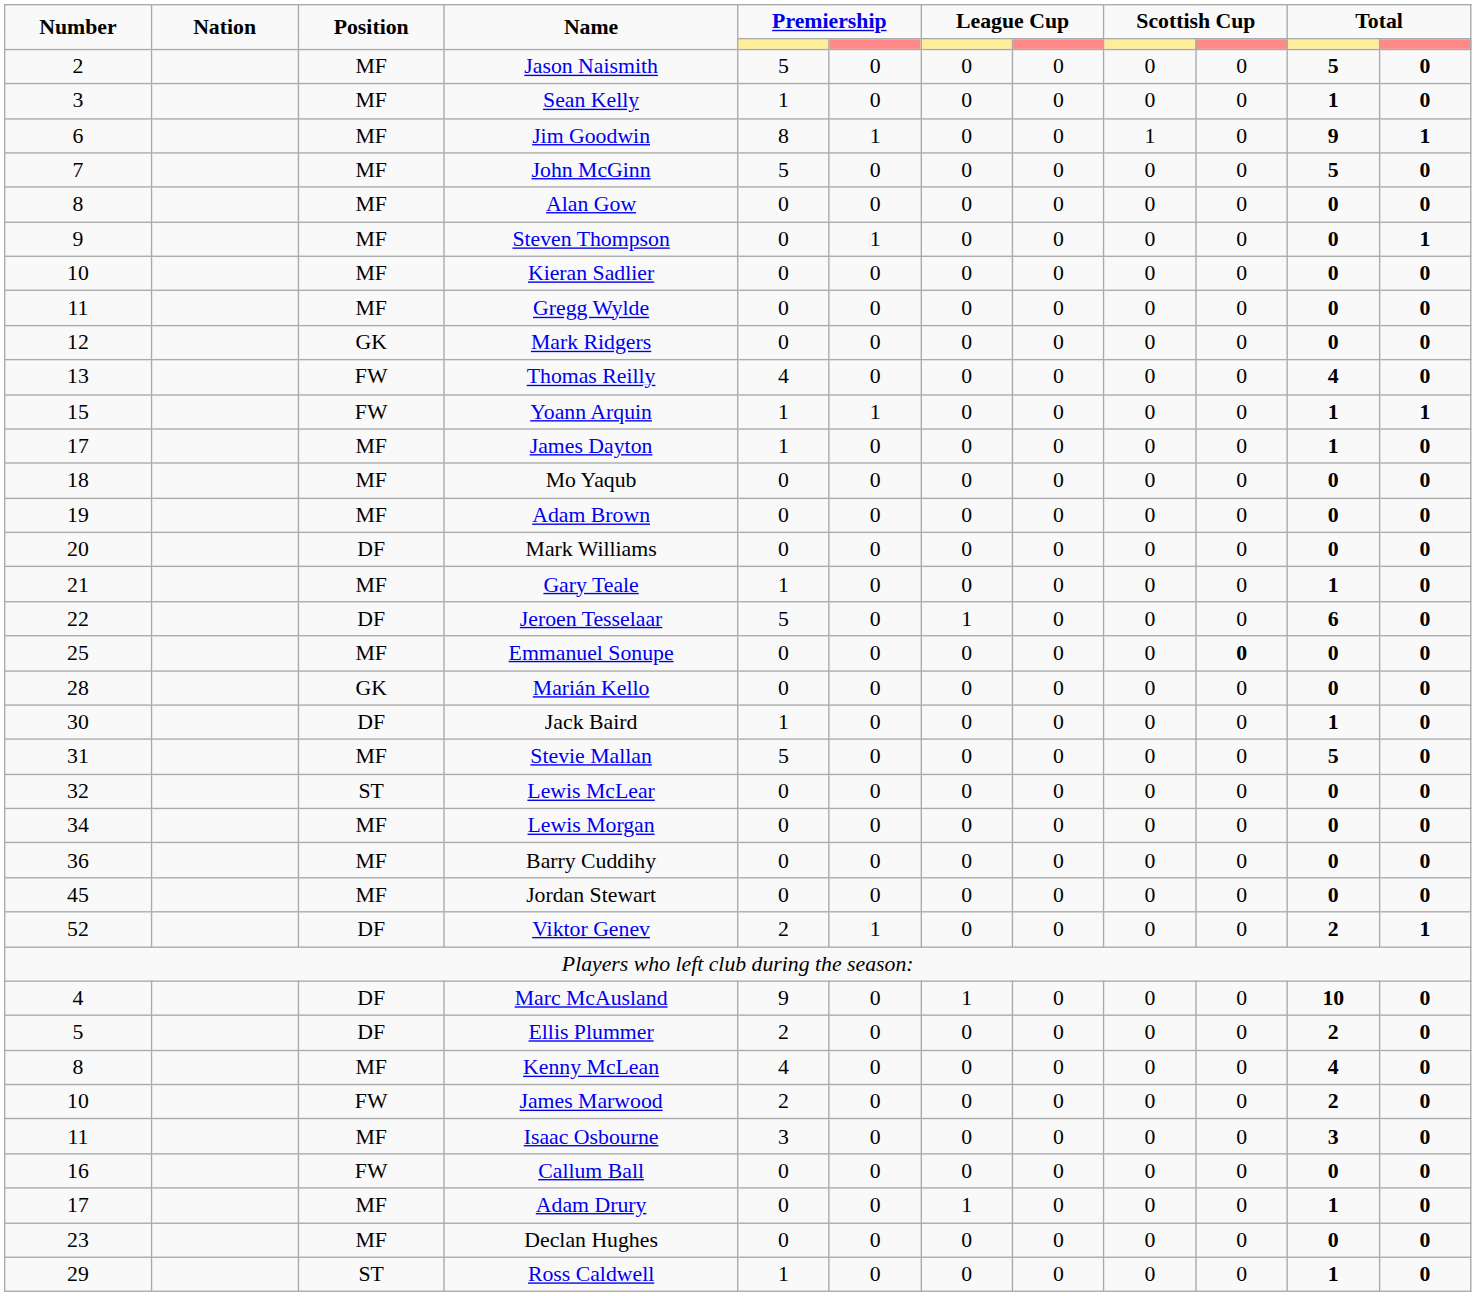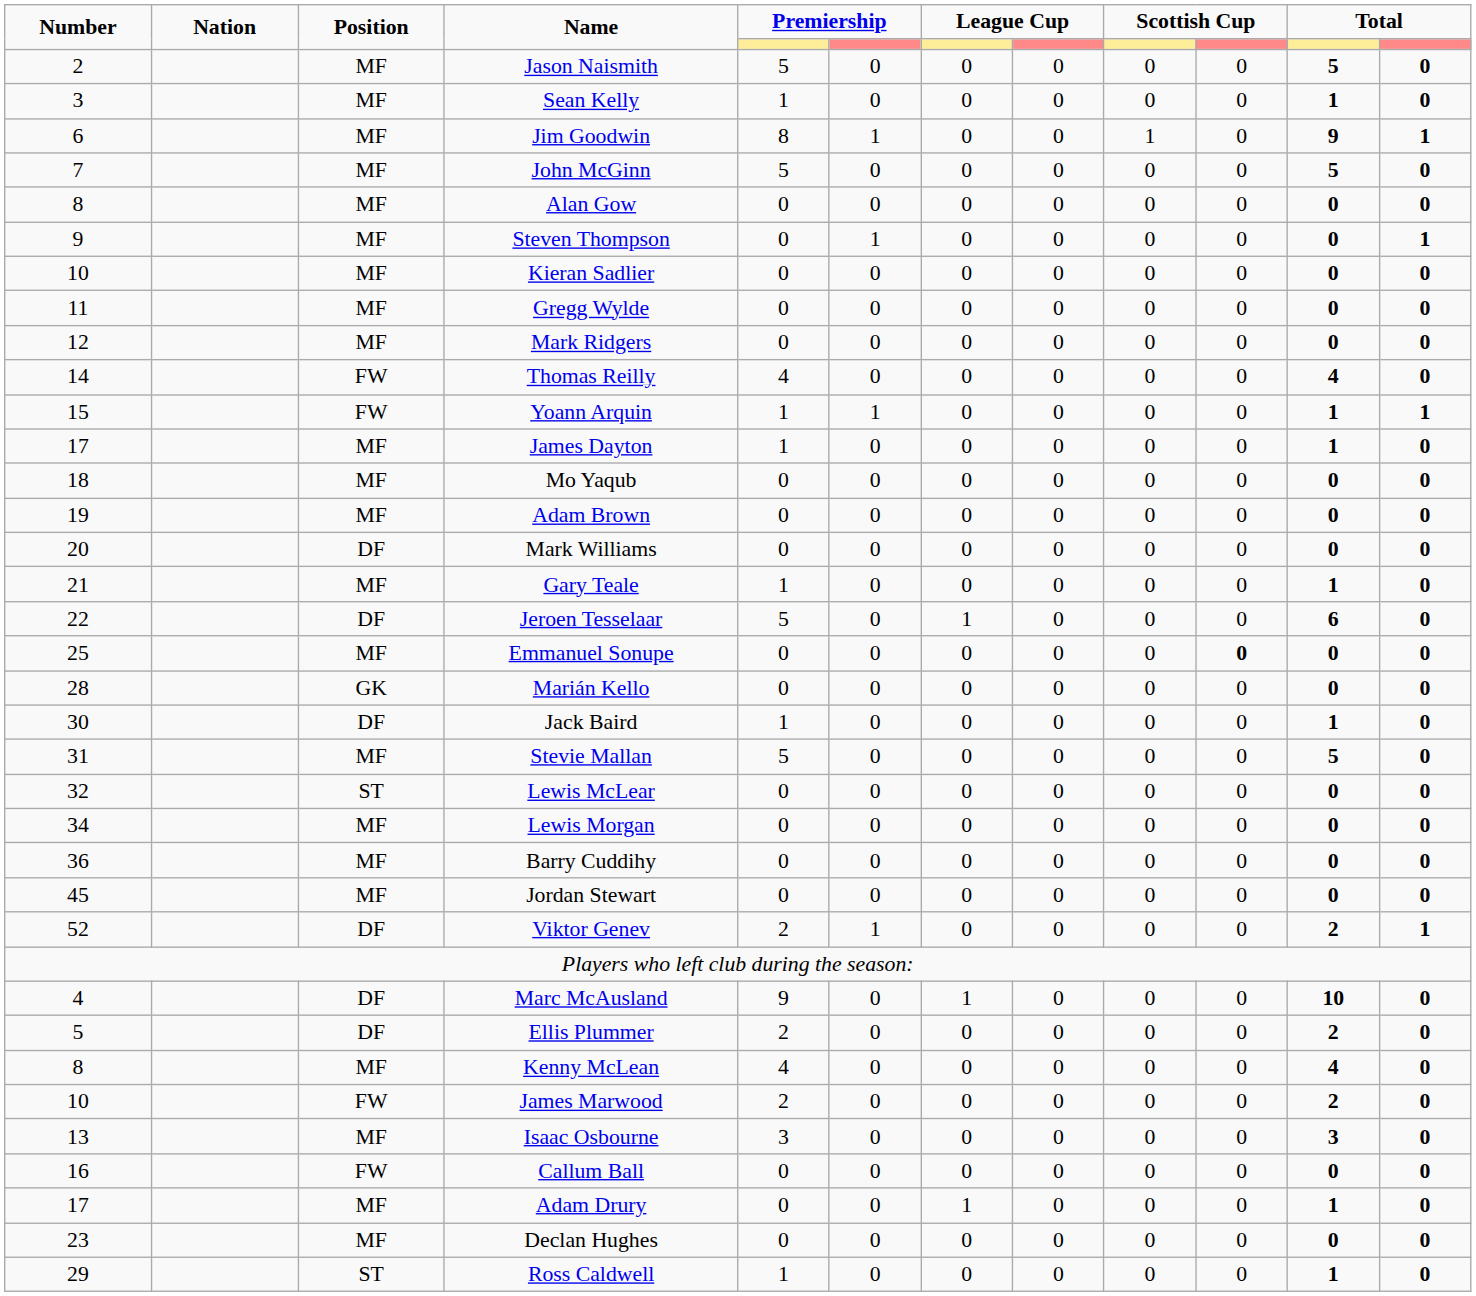(371, 342) GK -> (371, 342) MF
(78, 376) 13 -> (78, 376) 14
(78, 1136) 11 -> (78, 1136) 13
